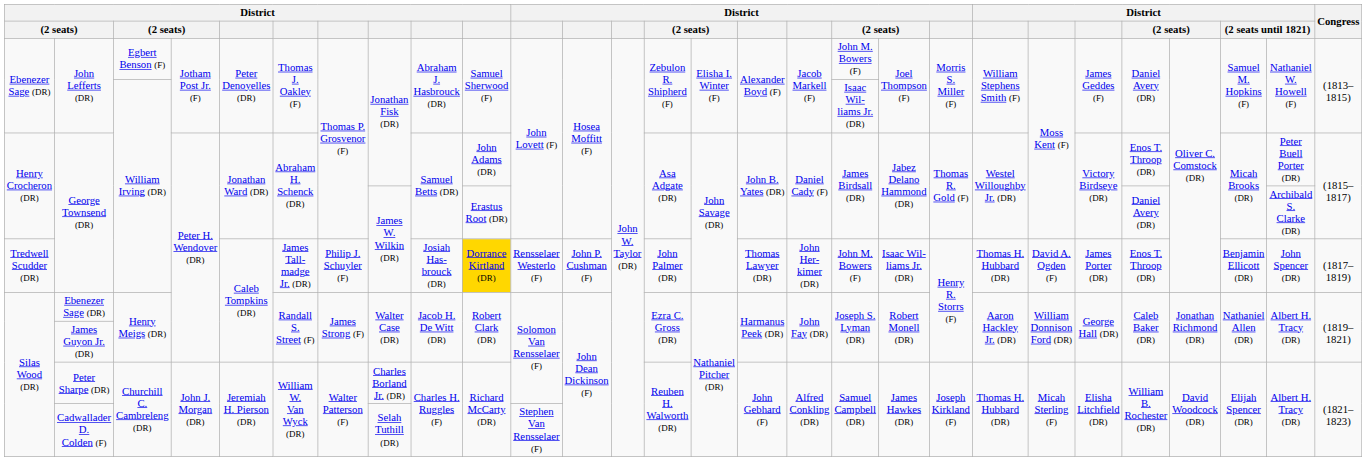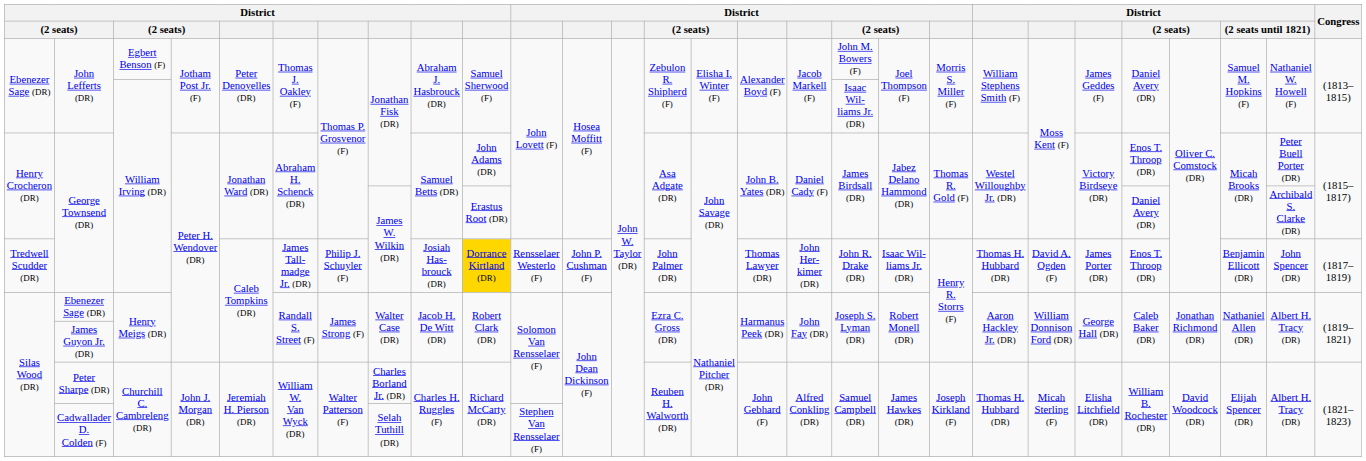(855, 265) John M. Bowers (F) -> (855, 265) John R. Drake (DR)
